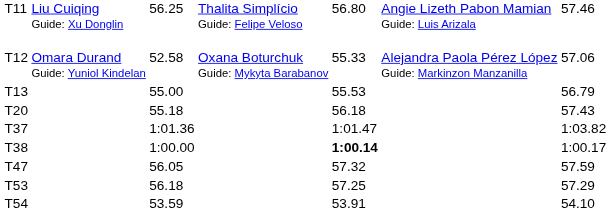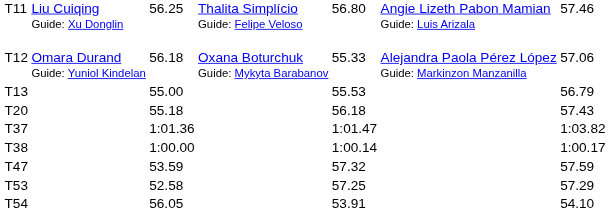(166, 57) 52.58 -> (166, 57) 56.18
(355, 147) bold -> (354, 147) normal
(166, 166) 56.05 -> (166, 166) 53.59
(166, 185) 56.18 -> (166, 185) 52.58
(166, 204) 53.59 -> (166, 204) 56.05
